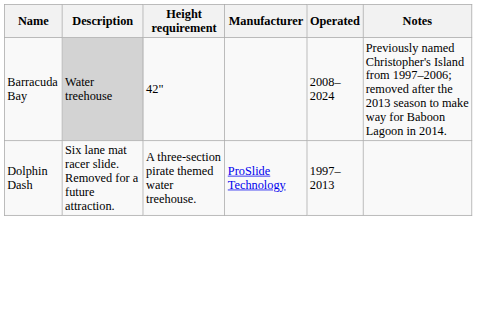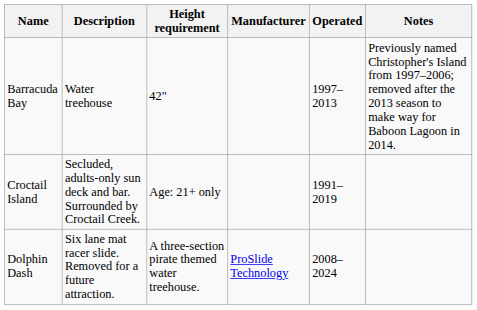(89, 89) lightgrey background -> (89, 96) no background
(325, 89) 2008–2024 -> (328, 96) 1997–2013
+ row: (27, 191)
(325, 178) 1997–2013 -> (328, 266) 2008–2024
